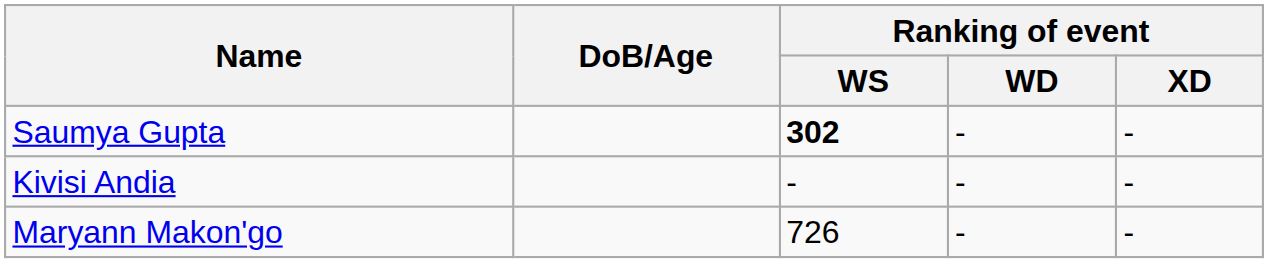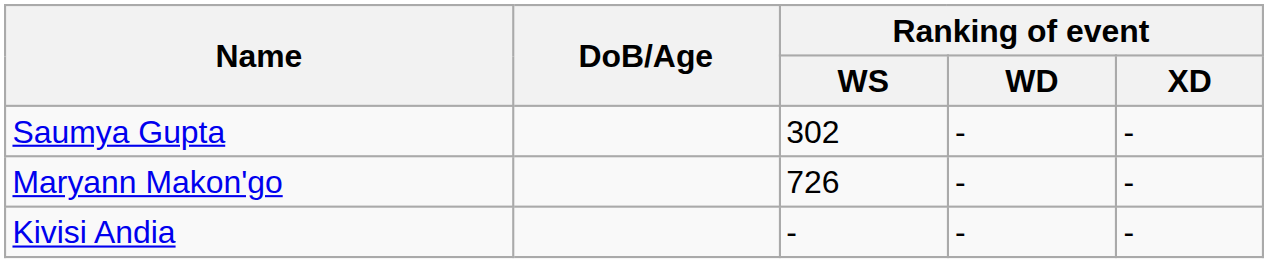(813, 132) bold -> (813, 132) normal
rows swapped: (148, 233) <-> (94, 182)
